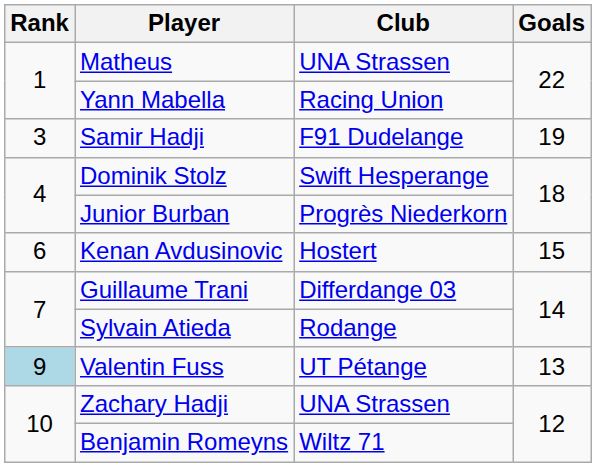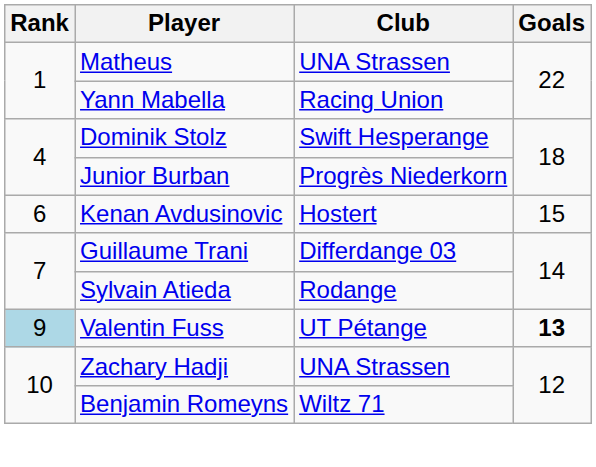- row: (142, 137)
(552, 366) normal -> (552, 328) bold
